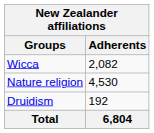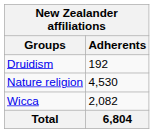rows swapped: (30, 100) <-> (23, 63)
